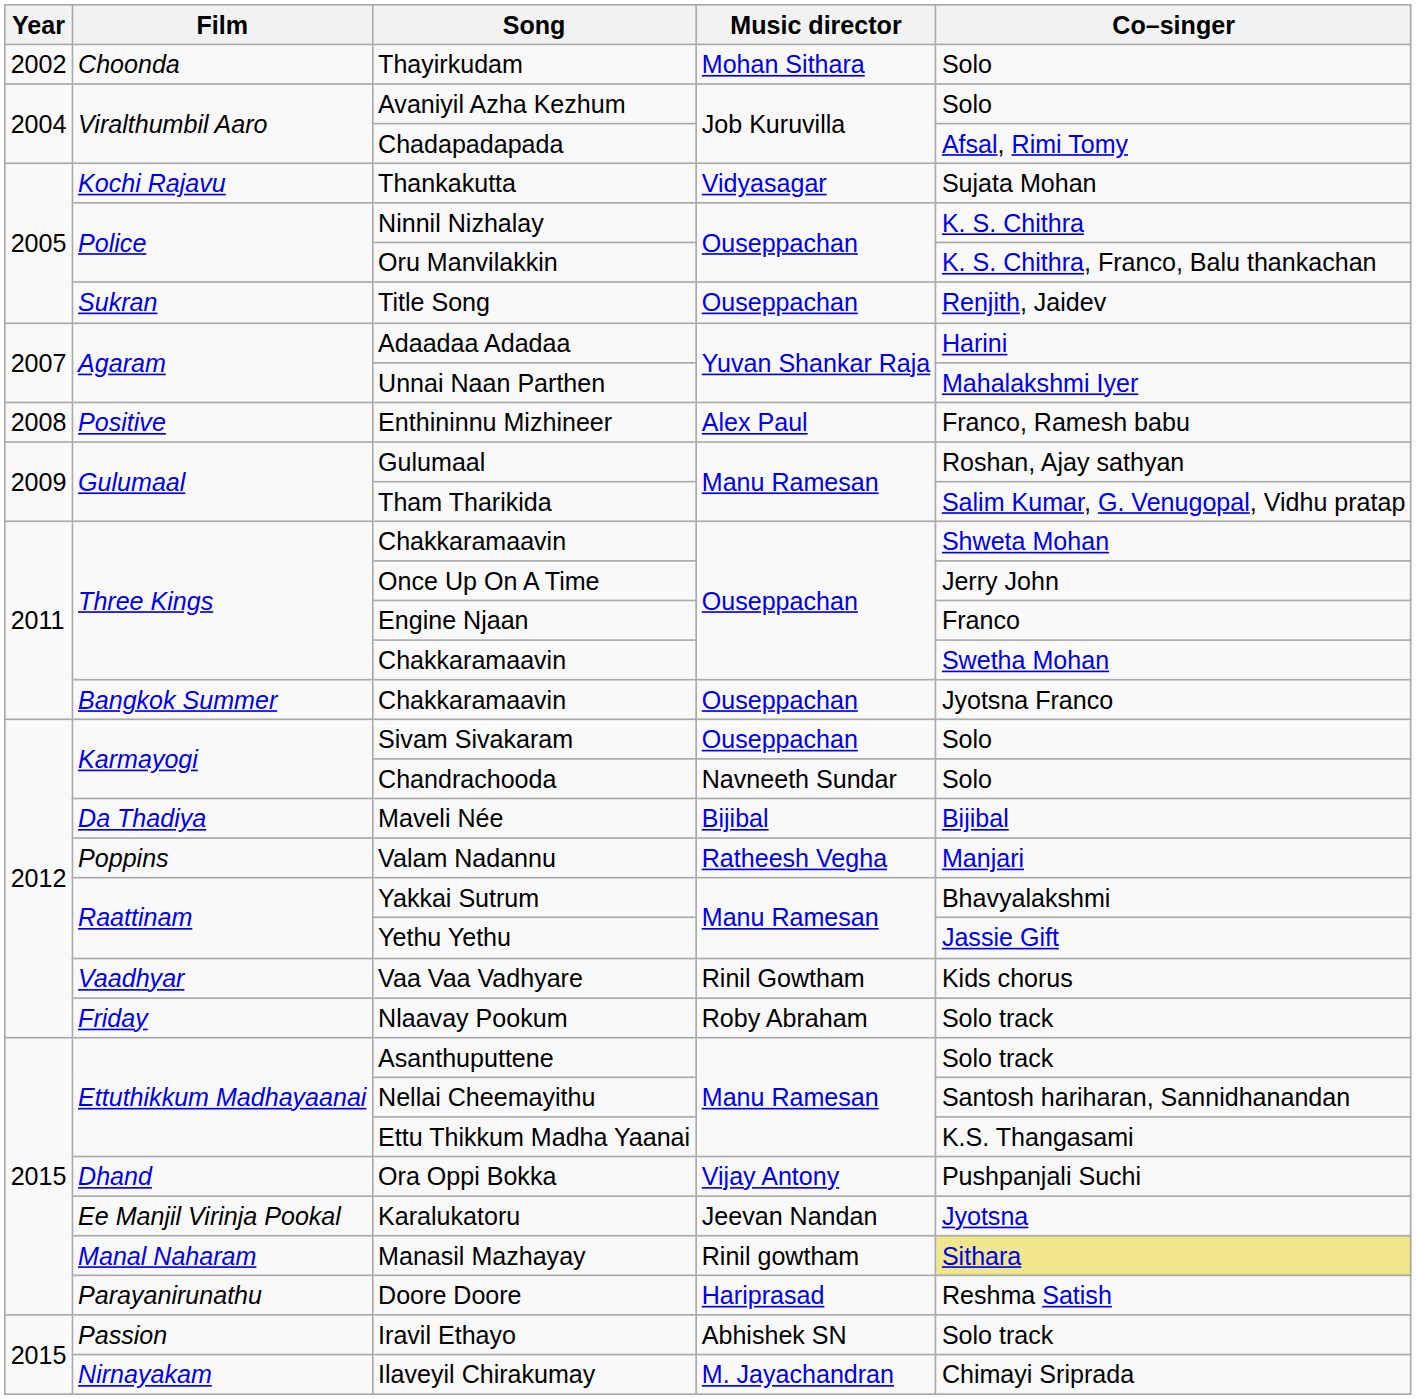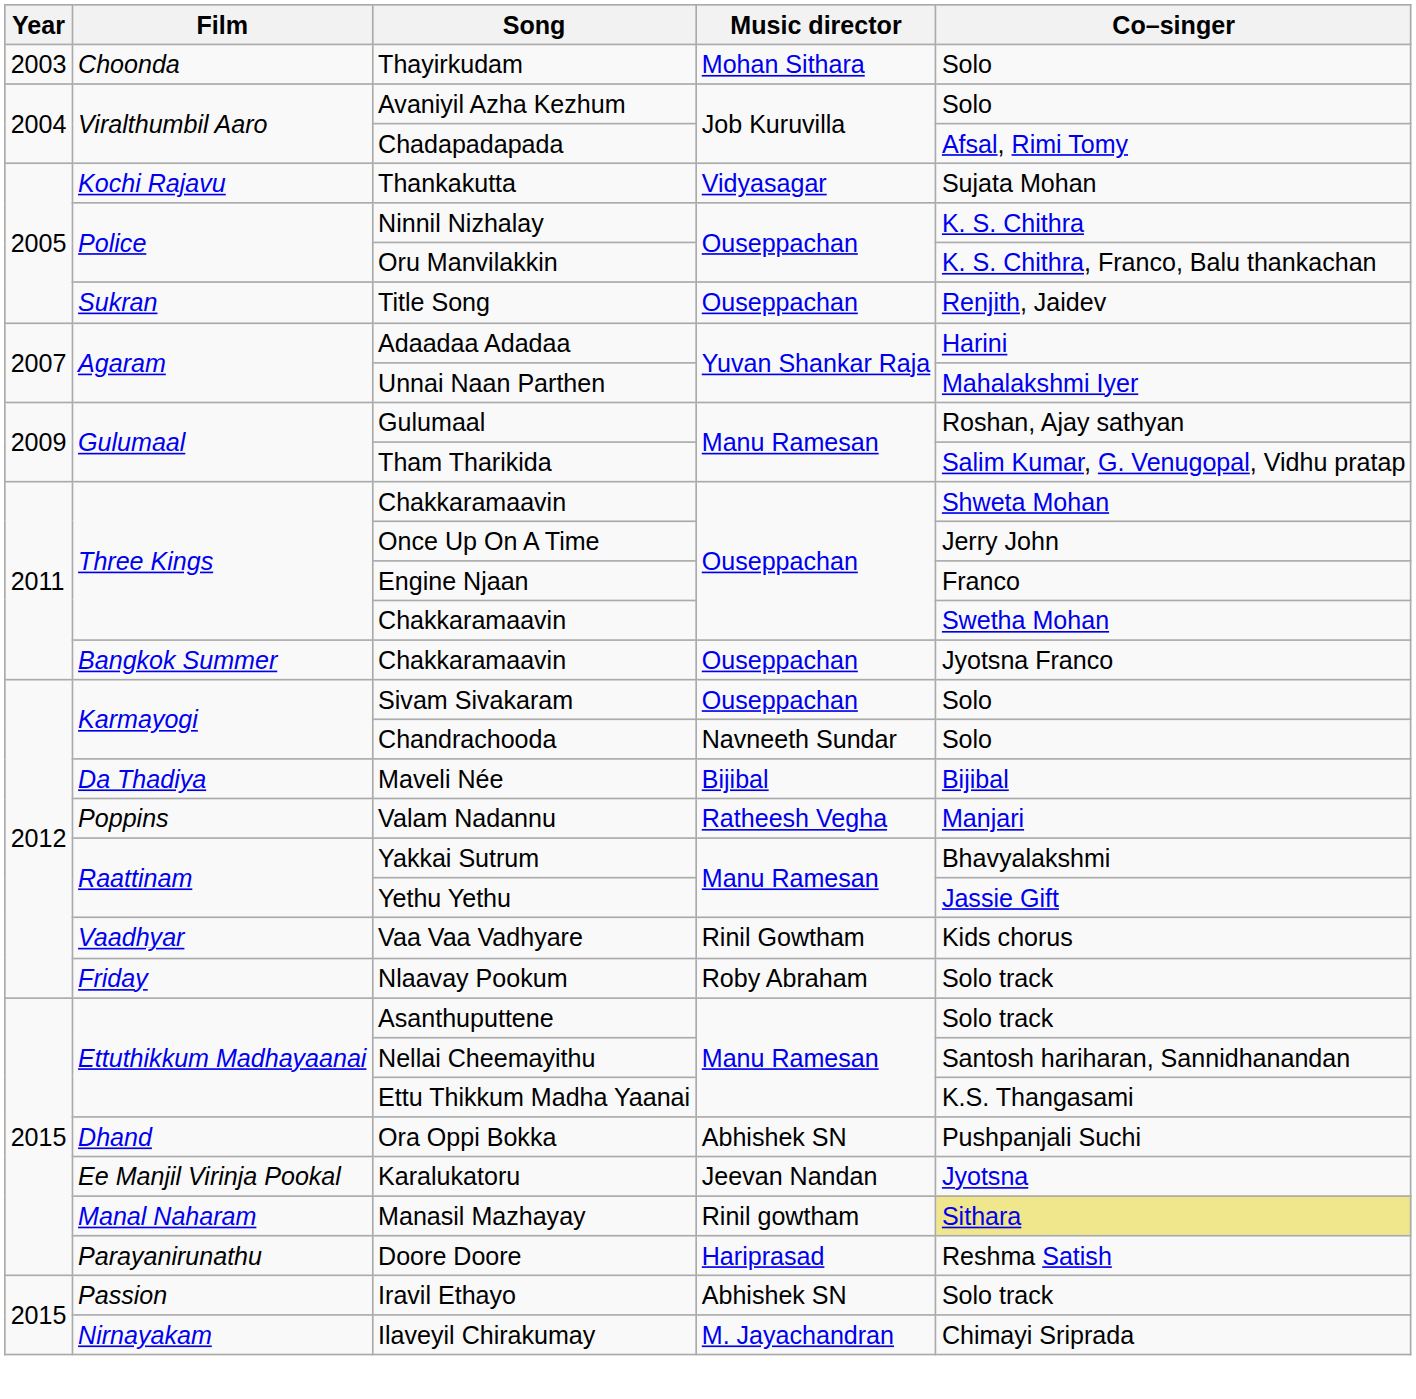(39, 65) 2002 -> (39, 65) 2003
- row: (122, 422)
(771, 1176) Vijay Antony -> (774, 1137) Abhishek SN
